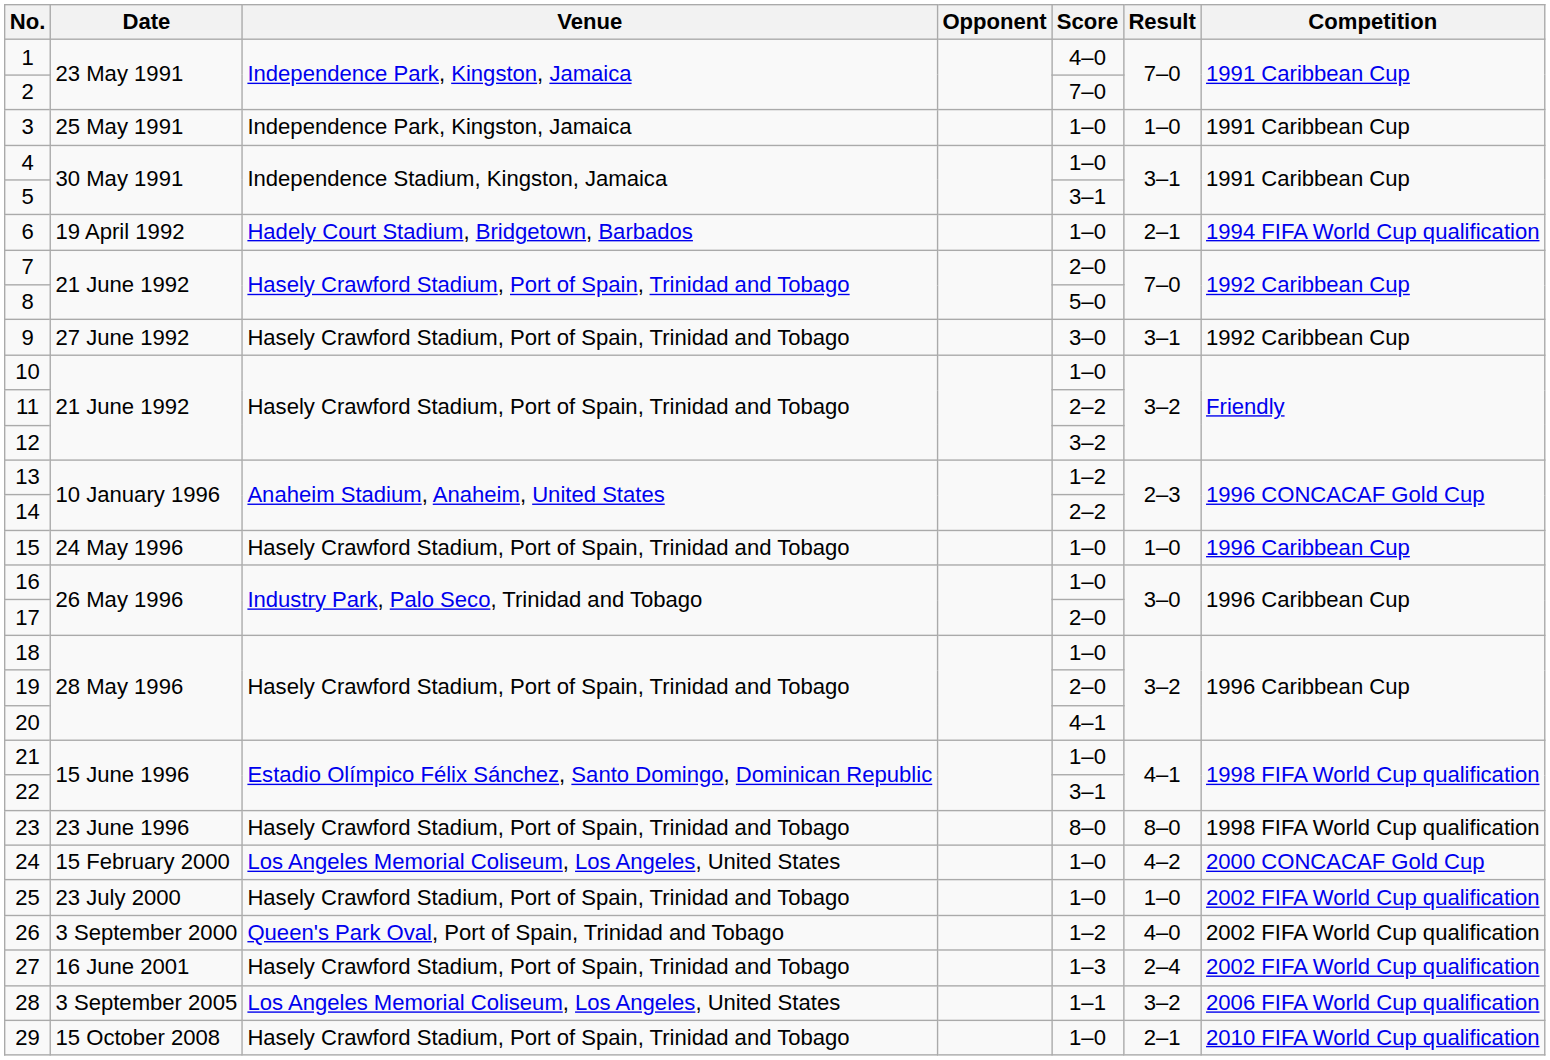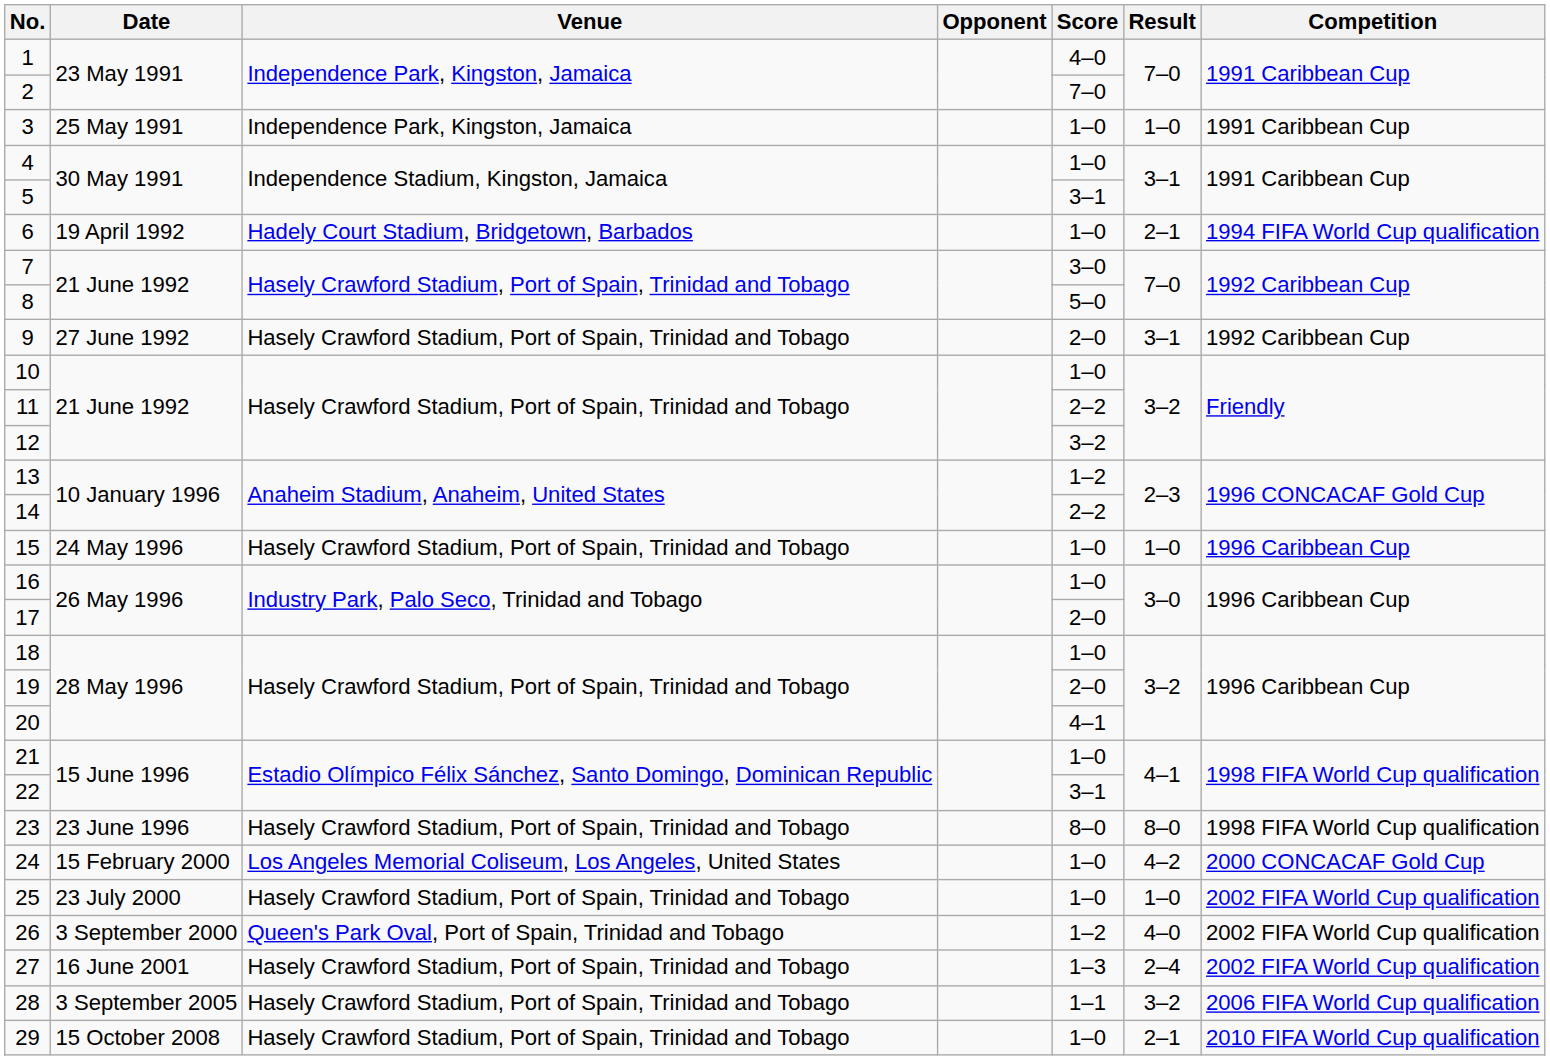(1088, 267) 2–0 -> (1088, 267) 3–0
(1088, 337) 3–0 -> (1088, 337) 2–0
(544, 1002) Los Angeles Memorial Coliseum, Los Angeles, United States -> (549, 1002) Hasely Crawford Stadium, Port of Spain, Trinidad and Tobago
